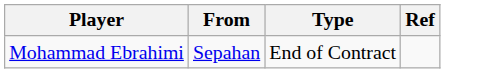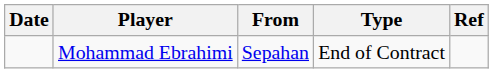+ column: (29, 20)
